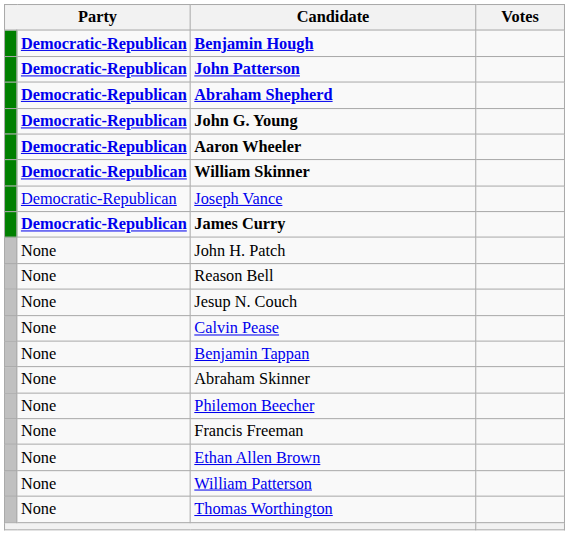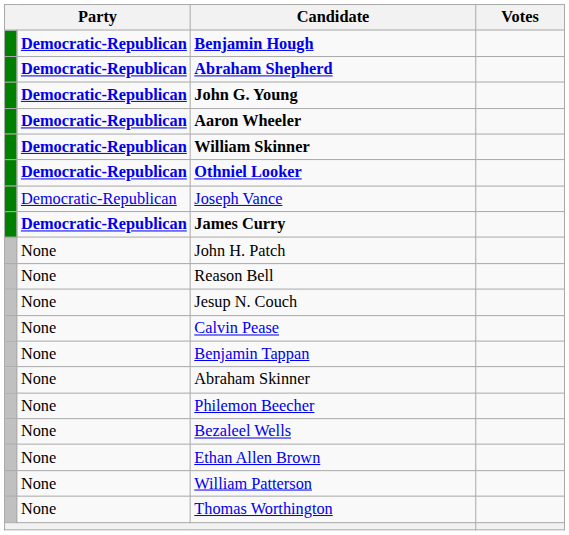- row: (247, 69)
+ row: (248, 172)
+ row: (243, 431)
- row: (249, 431)
